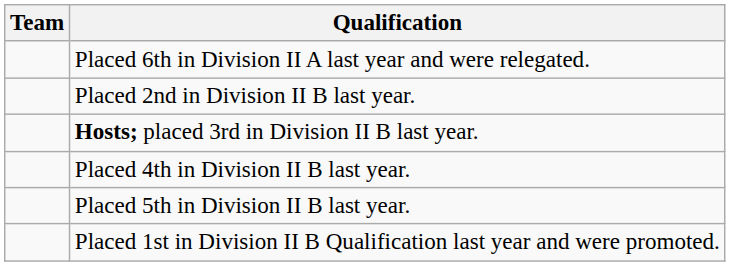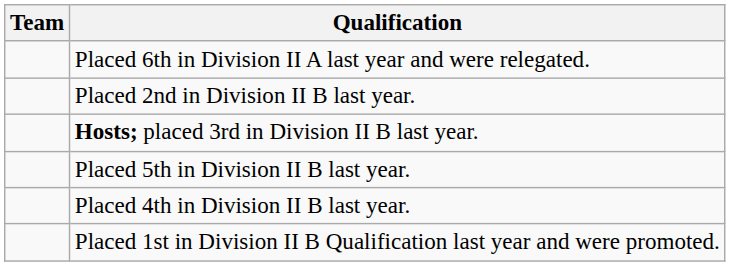rows swapped: (243, 168) <-> (243, 205)
